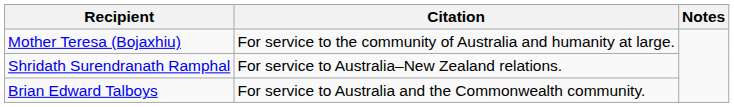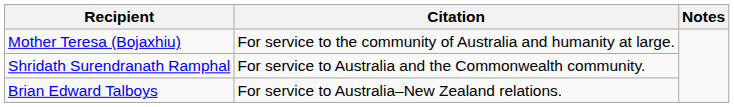(400, 66) For service to Australia–New Zealand relations. -> (441, 66) For service to Australia and the Commonwealth community.
(441, 91) For service to Australia and the Commonwealth community. -> (400, 91) For service to Australia–New Zealand relations.
